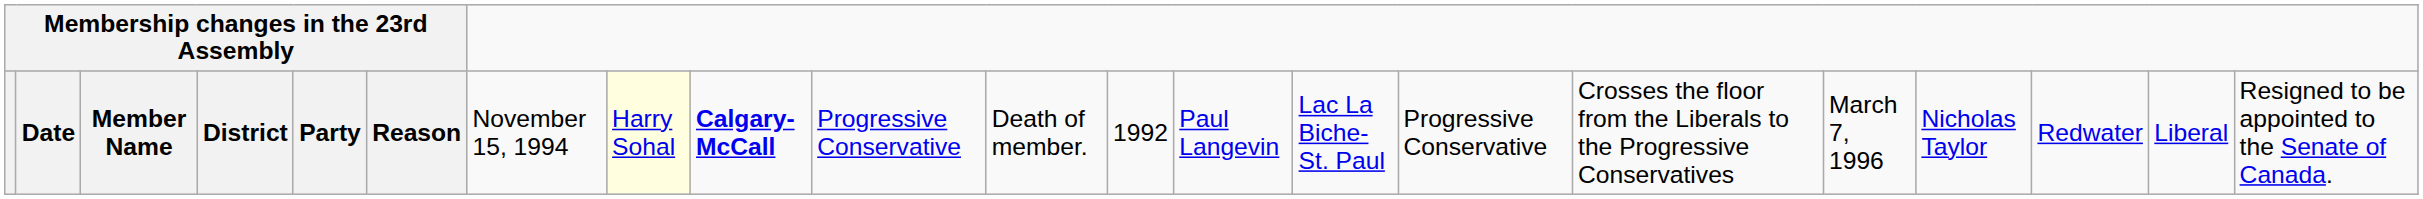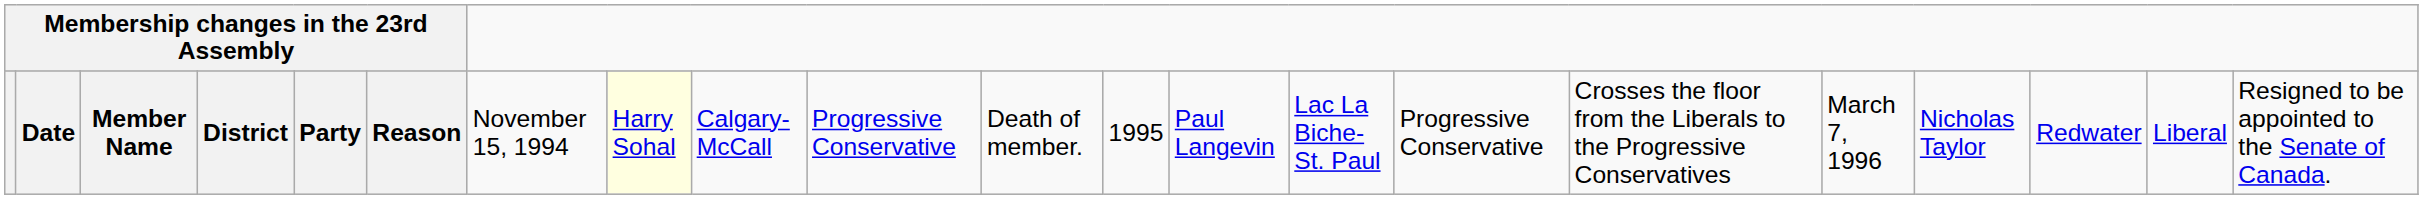(745, 132) bold -> (743, 132) normal
(1141, 132) 1992 -> (1136, 132) 1995
